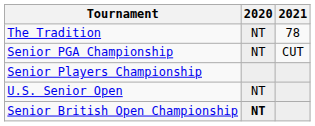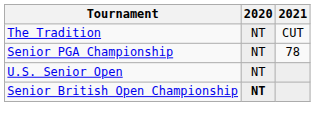(293, 34) 78 -> (293, 34) CUT
(293, 53) CUT -> (293, 53) 78
- row: (105, 73)
